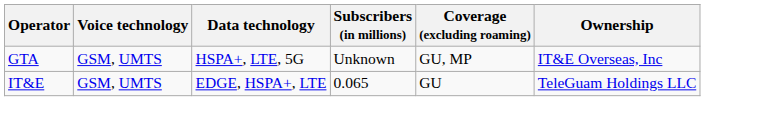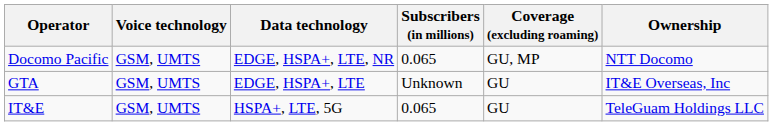+ row: (58, 58)
(250, 58) HSPA+, LTE, 5G -> (299, 83) EDGE, HSPA+, LTE
(446, 58) GU, MP -> (498, 83) GU
(261, 83) EDGE, HSPA+, LTE -> (288, 108) HSPA+, LTE, 5G
